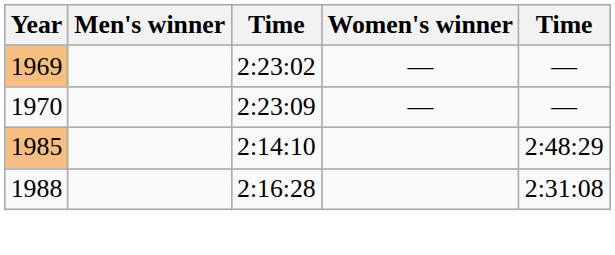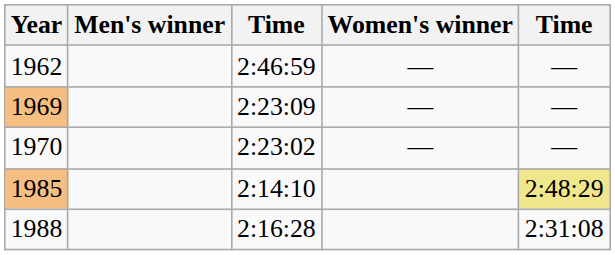+ row: (37, 65)
(276, 65) 2:23:02 -> (276, 106) 2:23:09
(276, 106) 2:23:09 -> (276, 147) 2:23:02
(564, 147) no background -> (564, 188) khaki background
